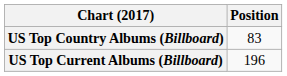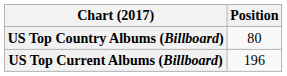(254, 37) 83 -> (254, 37) 80
